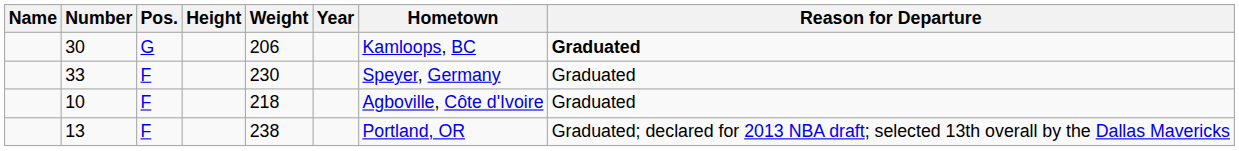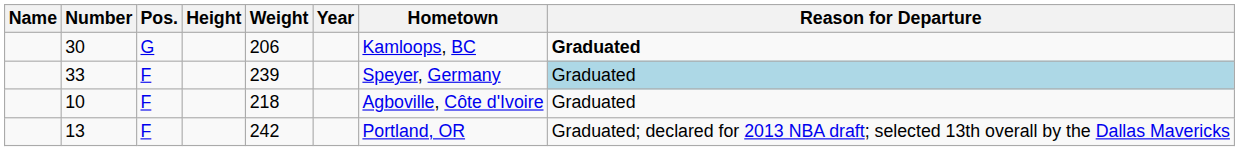(264, 74) 230 -> (264, 74) 239
(594, 74) no background -> (594, 74) lightblue background
(264, 131) 238 -> (264, 131) 242
